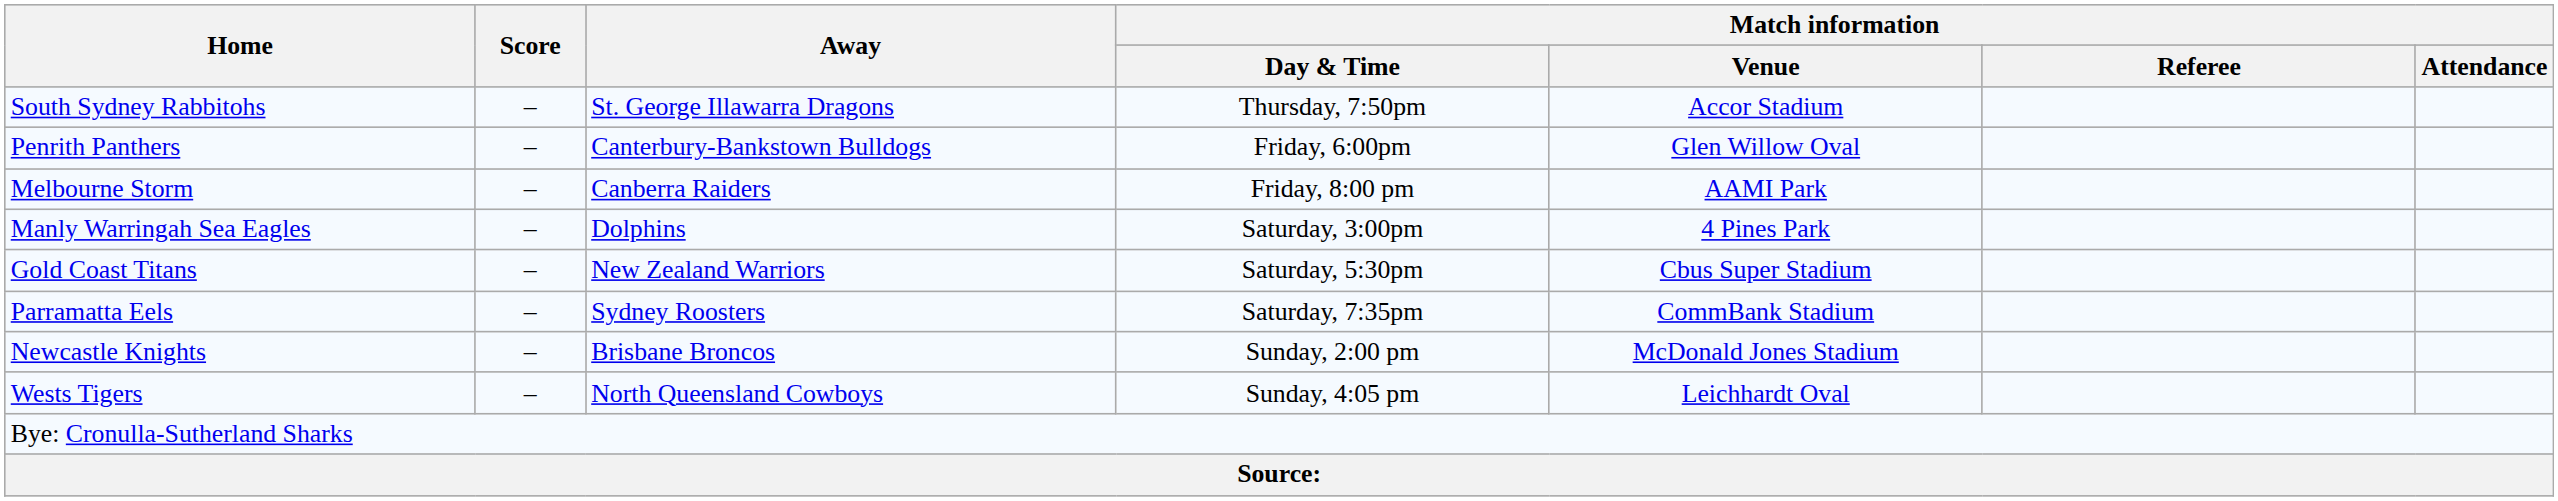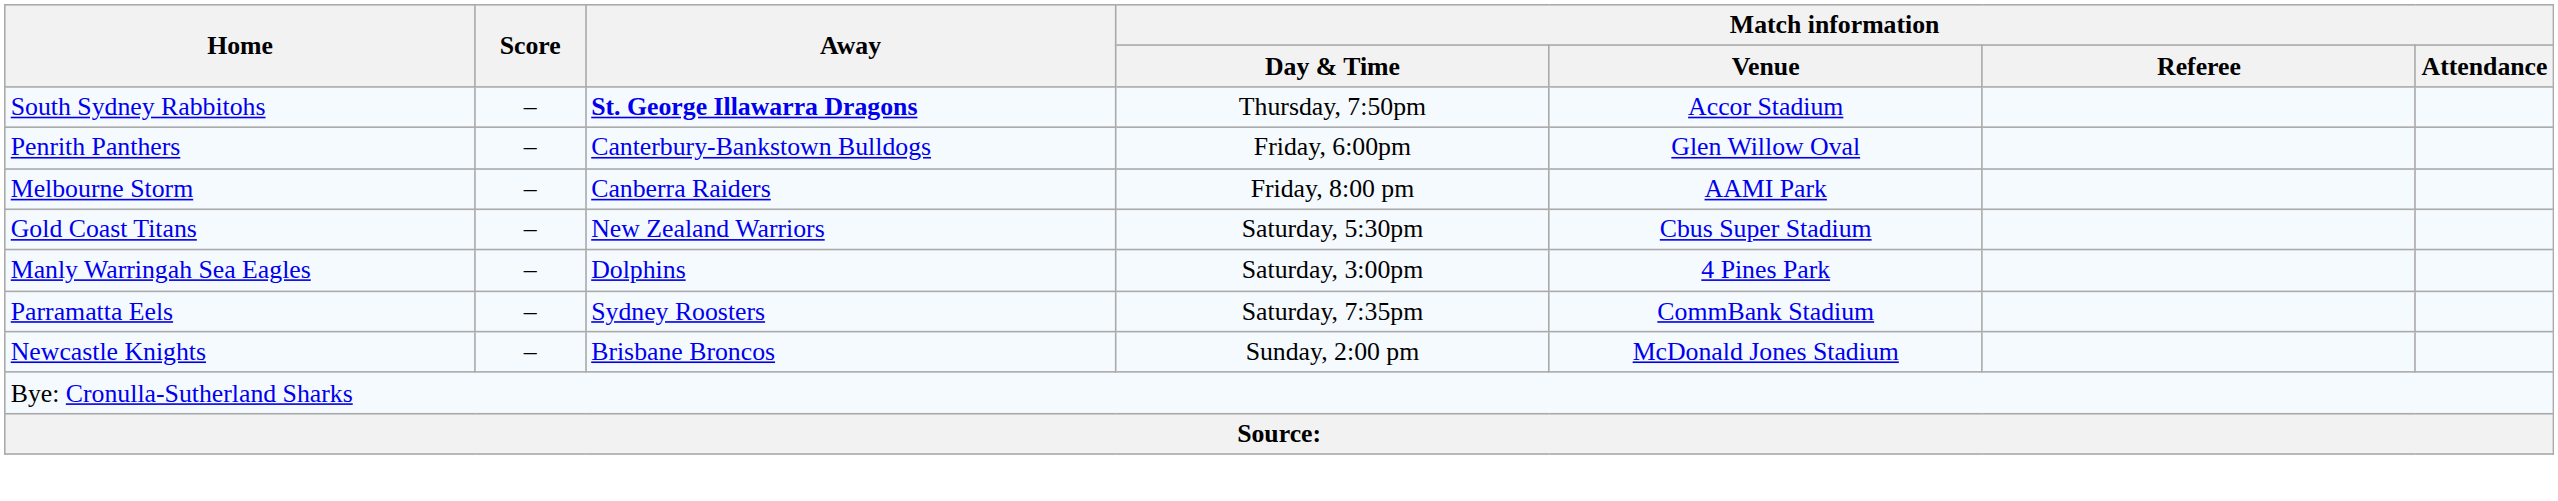(743, 106) normal -> (754, 106) bold
rows swapped: (161, 229) <-> (104, 270)
- row: (77, 392)
